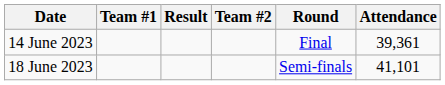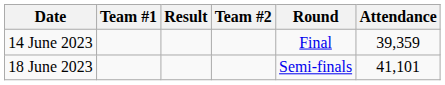(398, 42) 39,361 -> (398, 42) 39,359
